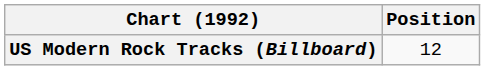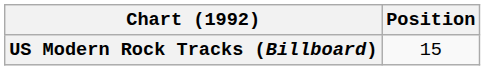(431, 50) 12 -> (431, 50) 15
